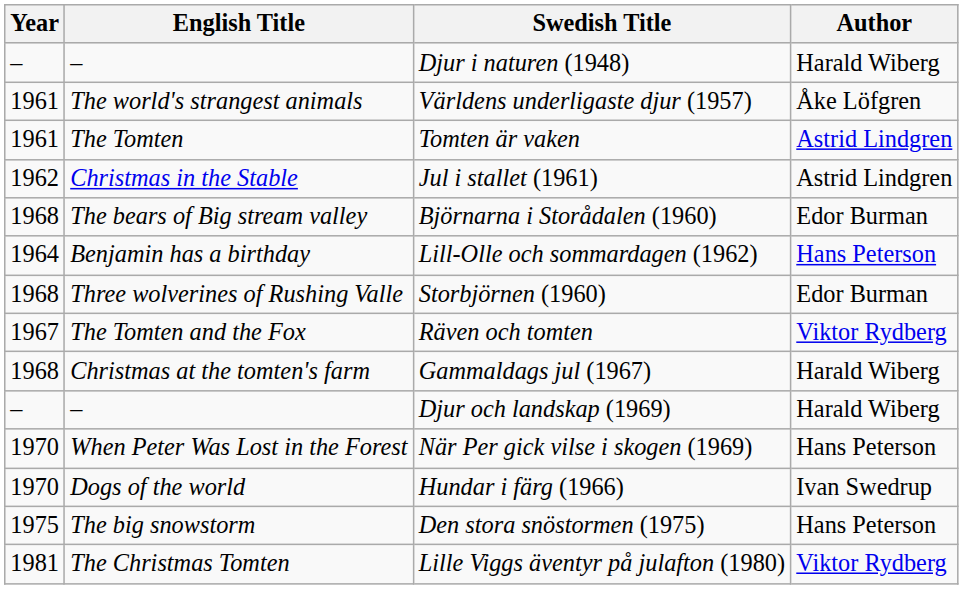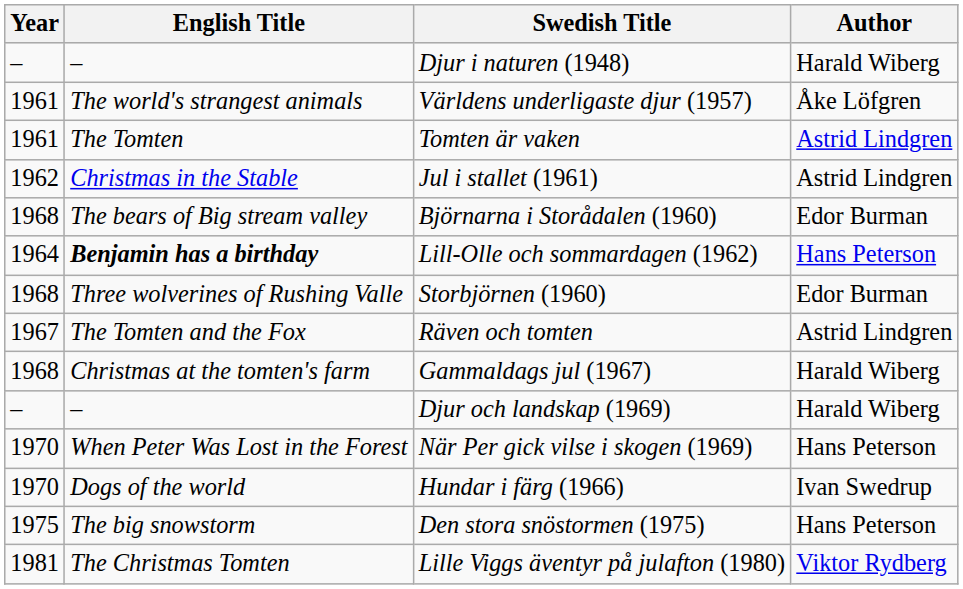(190, 255) normal -> (194, 255) bold
(872, 332) Viktor Rydberg -> (874, 332) Astrid Lindgren
